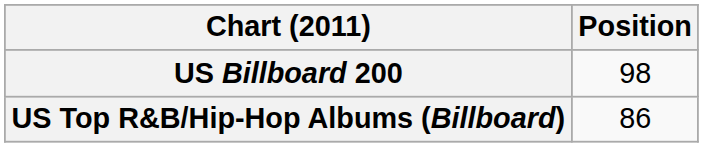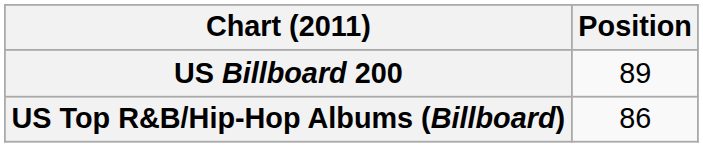(635, 73) 98 -> (635, 73) 89
